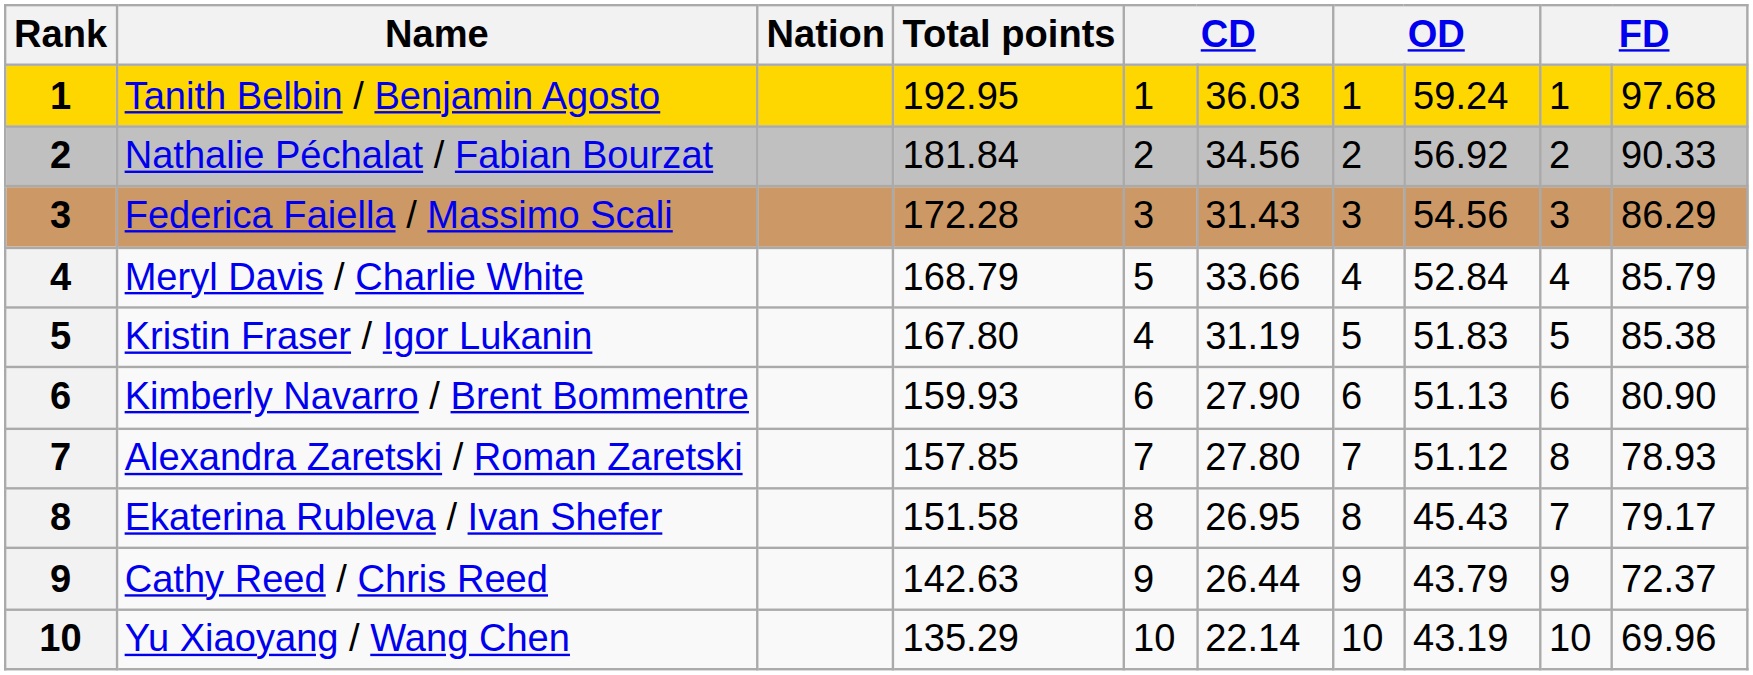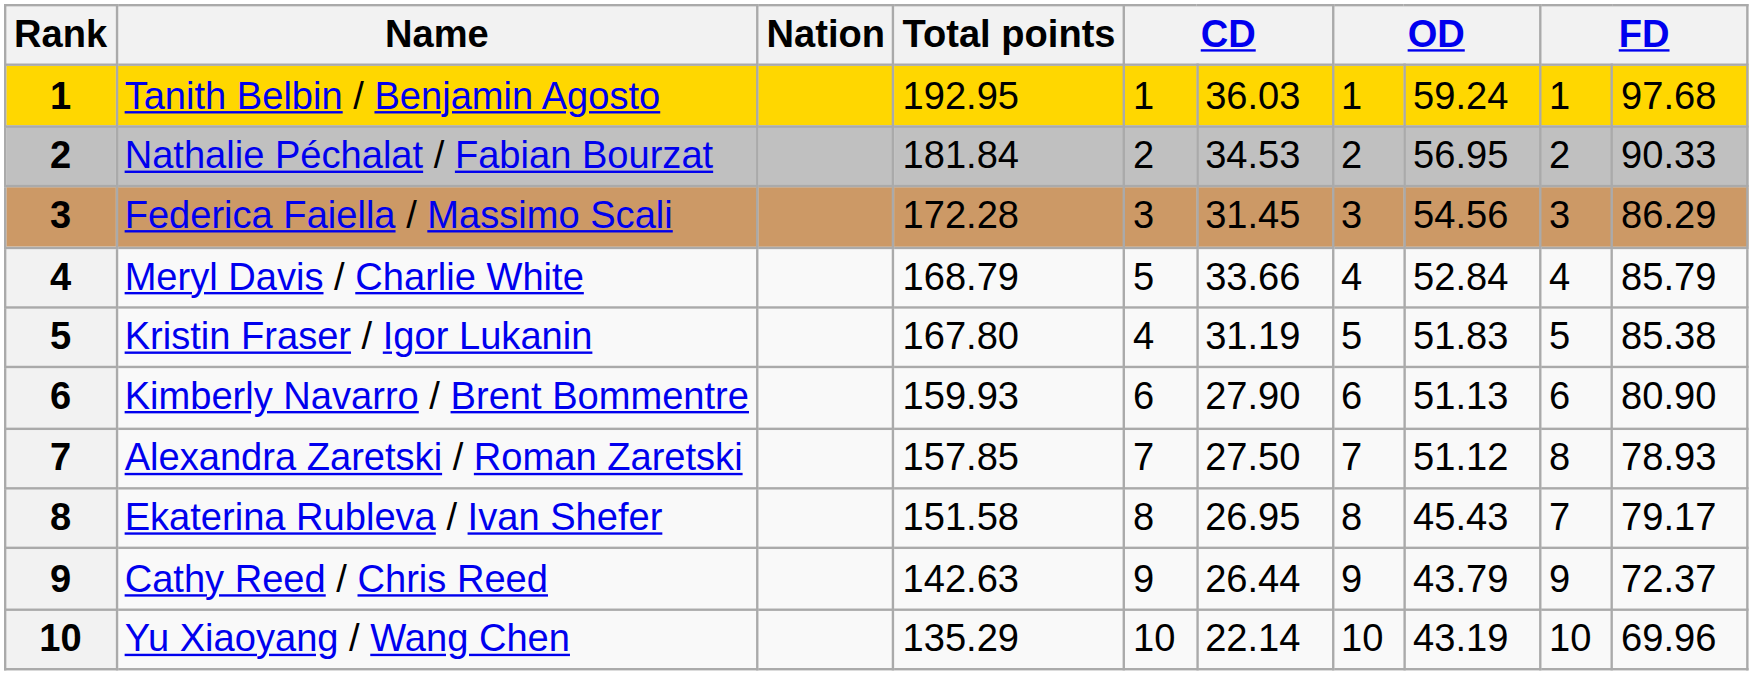(1253, 155) 34.56 -> (1253, 155) 34.53
(1461, 155) 56.92 -> (1461, 155) 56.95
(1253, 215) 31.43 -> (1253, 215) 31.45
(1253, 457) 27.80 -> (1253, 457) 27.50
